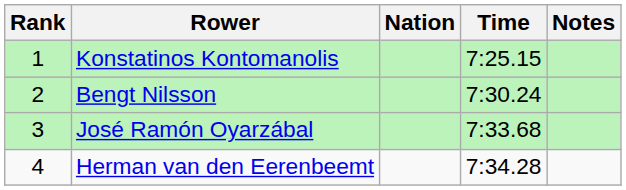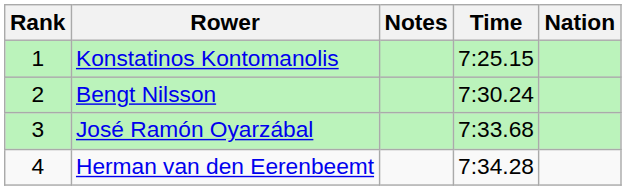columns swapped: (420, 22) <-> (584, 22)
